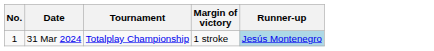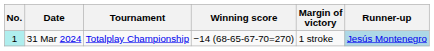+ column: (244, 18)
(14, 38) no background -> (14, 38) paleturquoise background
